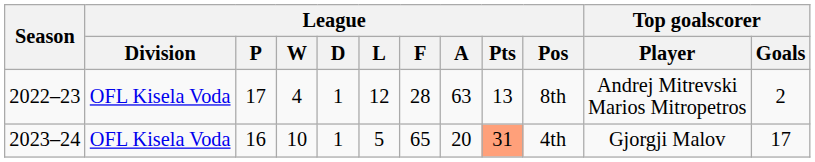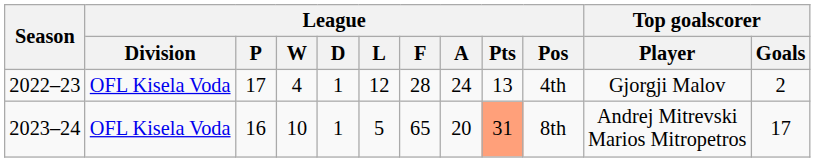(461, 96) 63 -> (461, 85) 24
(553, 96) 8th -> (553, 85) 4th
(667, 96) Andrej Mitrevski Marios Mitropetros -> (667, 85) Gjorgji Malov
(553, 140) 4th -> (553, 128) 8th
(667, 140) Gjorgji Malov -> (667, 128) Andrej Mitrevski Marios Mitropetros
